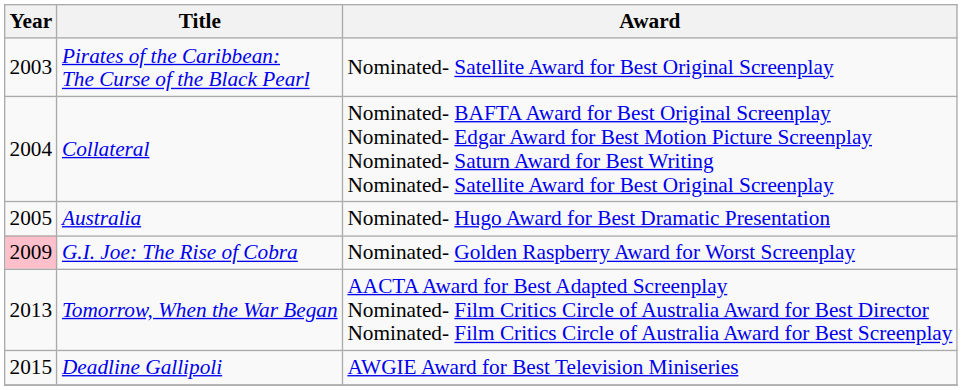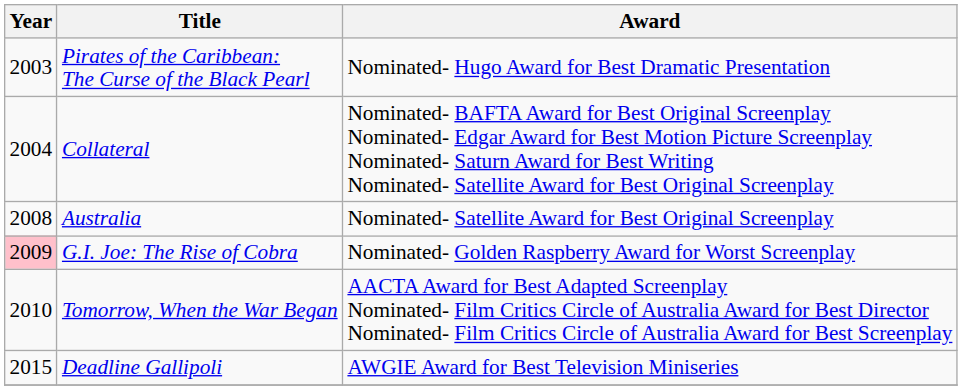(590, 67) Nominated- Satellite Award for Best Original Screenplay -> (589, 67) Nominated- Hugo Award for Best Dramatic Presentation
(31, 218) 2005 -> (31, 218) 2008
(589, 218) Nominated- Hugo Award for Best Dramatic Presentation -> (590, 218) Nominated- Satellite Award for Best Original Screenplay
(31, 309) 2013 -> (31, 309) 2010
